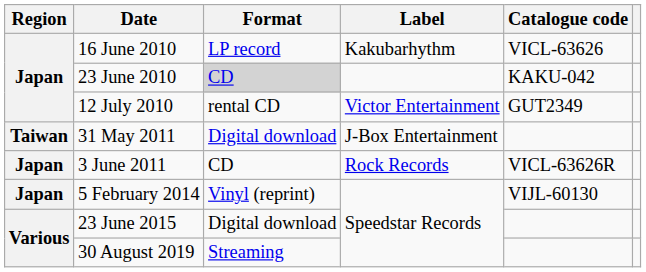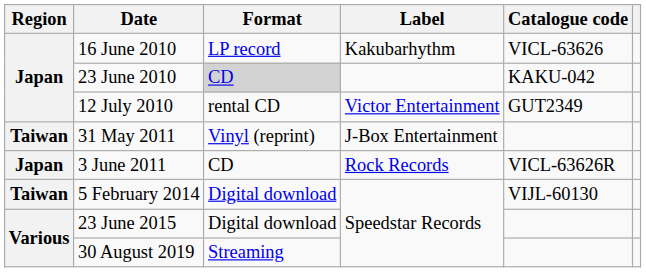(272, 135) Digital download -> (261, 135) Vinyl (reprint)
(39, 194) Japan -> (39, 194) Taiwan
(261, 194) Vinyl (reprint) -> (272, 194) Digital download
